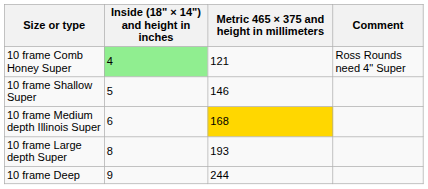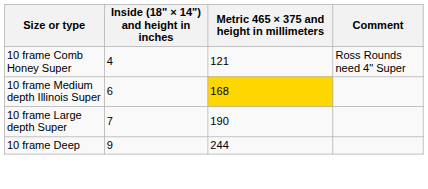(110, 61) lightgreen background -> (110, 61) no background
- row: (50, 91)
(110, 151) 8 -> (110, 121) 7
(220, 151) 193 -> (220, 121) 190
